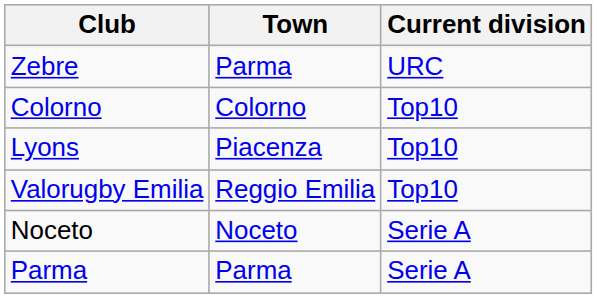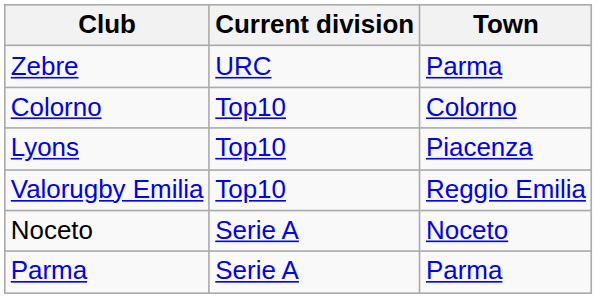columns swapped: (295, 25) <-> (487, 25)
